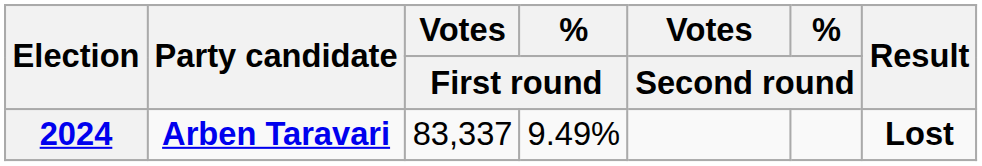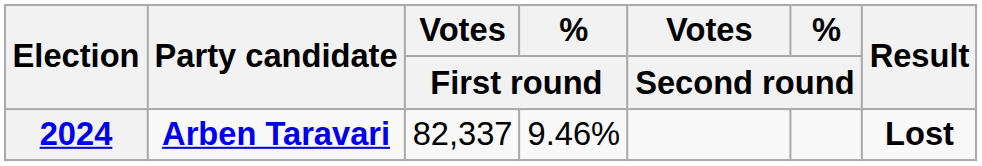(463, 133) 83,337 -> (463, 133) 82,337
(574, 133) 9.49% -> (574, 133) 9.46%
